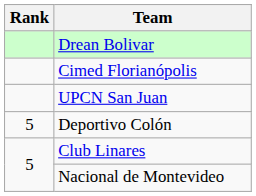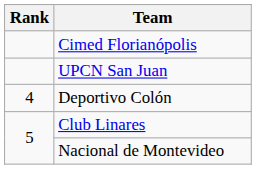- row: (106, 44)
(29, 124) 5 -> (29, 97) 4
